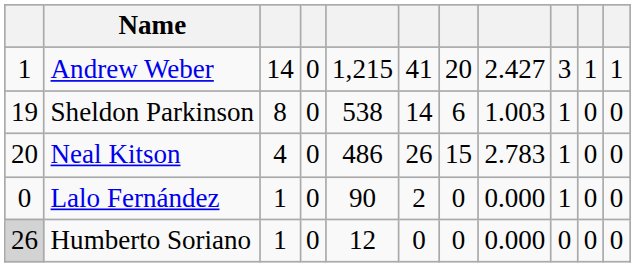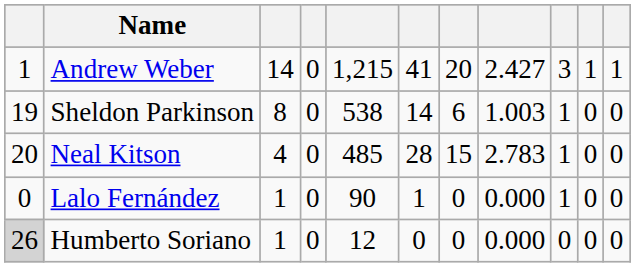(363, 154) 486 -> (363, 154) 485
(419, 154) 26 -> (419, 154) 28
(419, 197) 2 -> (419, 197) 1
